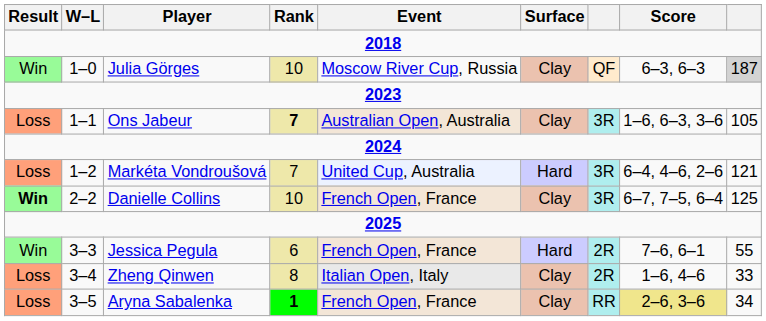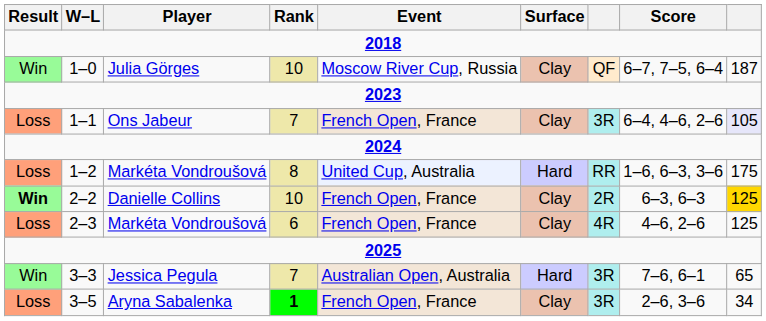(673, 69) 6–3, 6–3 -> (673, 69) 6–7, 7–5, 6–4
(744, 69) lightgrey background -> (744, 69) no background
(294, 120) bold -> (294, 120) normal
(416, 120) Australian Open, Australia -> (399, 120) French Open, France
(673, 120) 1–6, 6–3, 3–6 -> (673, 120) 6–4, 4–6, 2–6
(744, 120) no background -> (744, 120) lavender background
(294, 172) 7 -> (294, 172) 8
(604, 172) 3R -> (604, 172) RR
(673, 172) 6–4, 4–6, 2–6 -> (673, 172) 1–6, 6–3, 3–6
(744, 172) 121 -> (744, 172) 175
(604, 198) 3R -> (604, 198) 2R
(673, 198) 6–7, 7–5, 6–4 -> (673, 198) 6–3, 6–3
(744, 198) no background -> (744, 198) gold background
+ row: (83, 224)
(294, 250) 6 -> (294, 276) 7
(399, 250) French Open, France -> (416, 276) Australian Open, Australia
(604, 250) 2R -> (604, 276) 3R
(744, 250) 55 -> (744, 276) 65
- row: (83, 276)
(604, 302) RR -> (604, 302) 3R
(673, 302) khaki background -> (673, 302) no background
